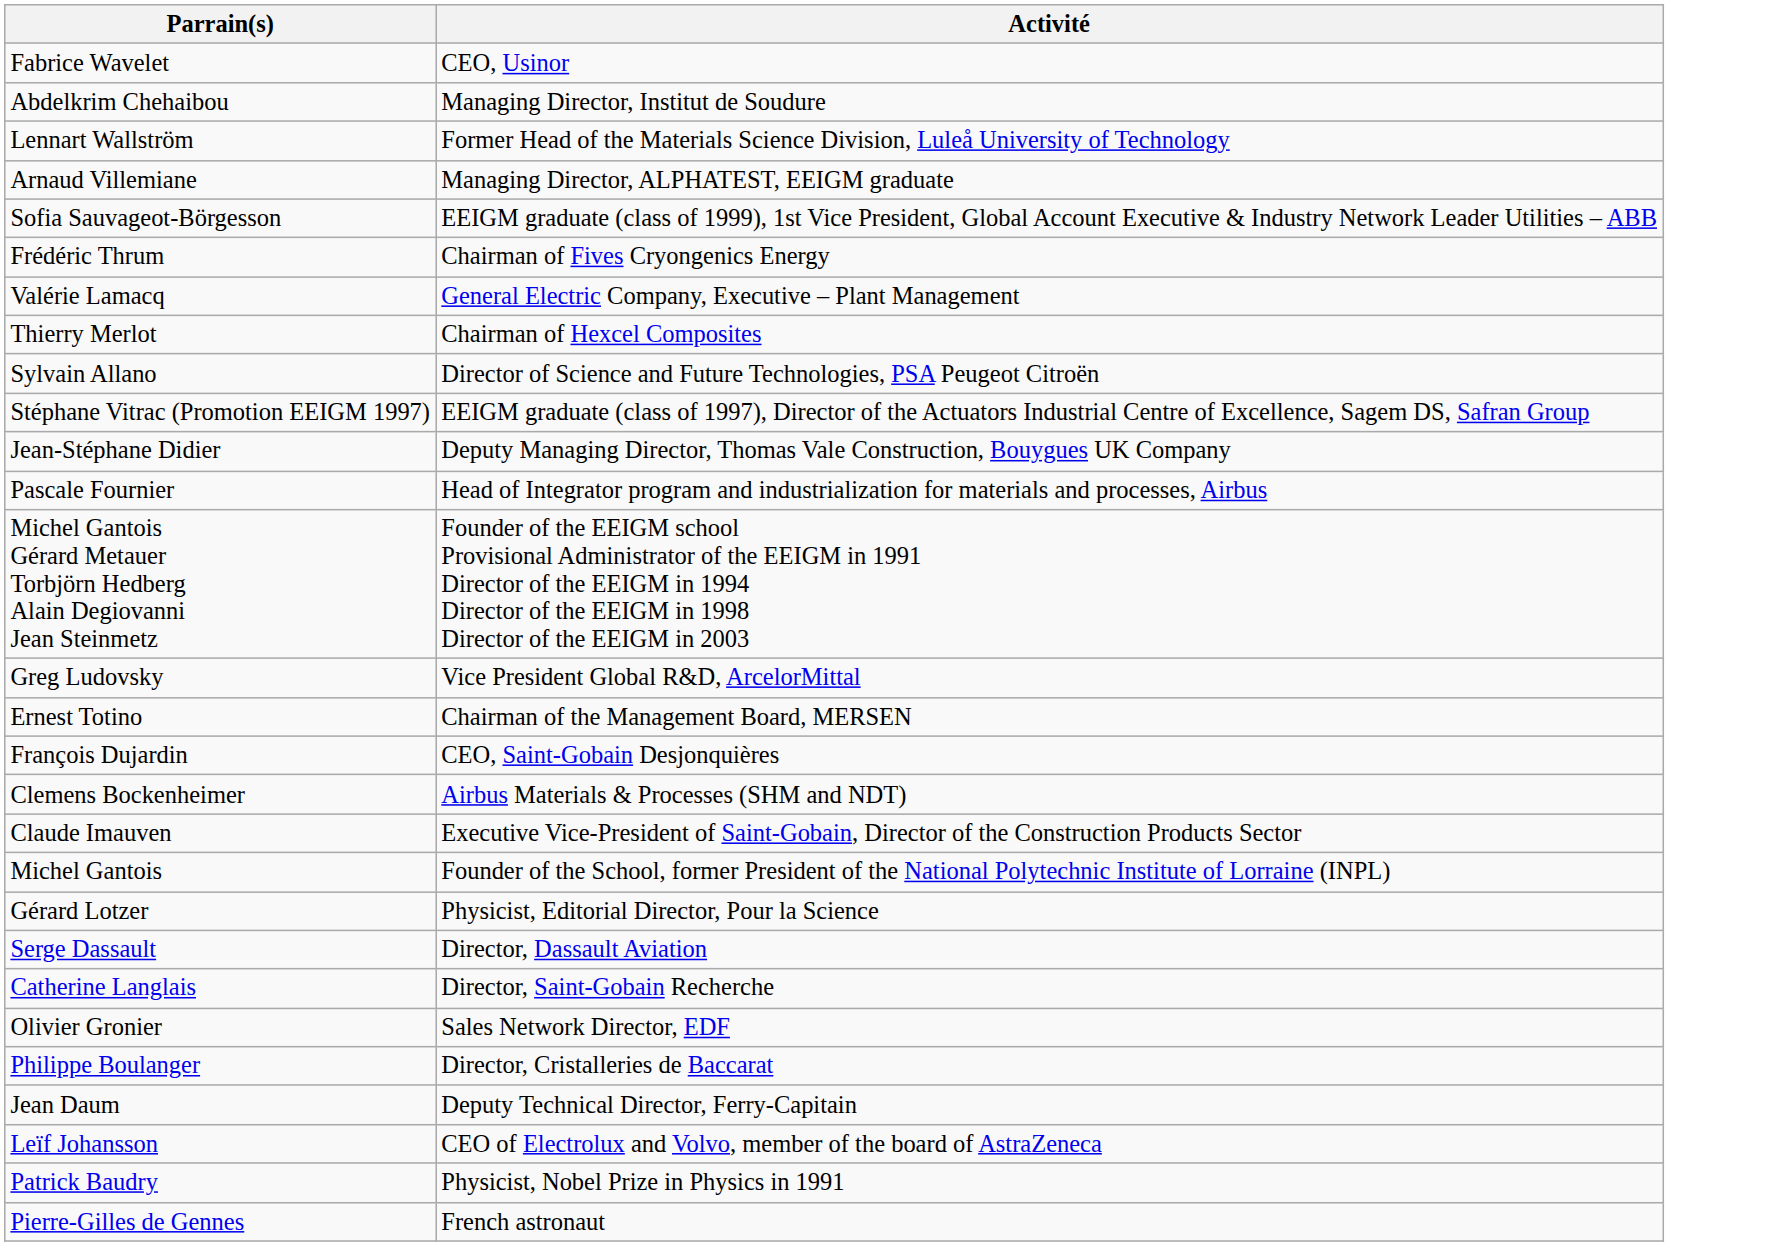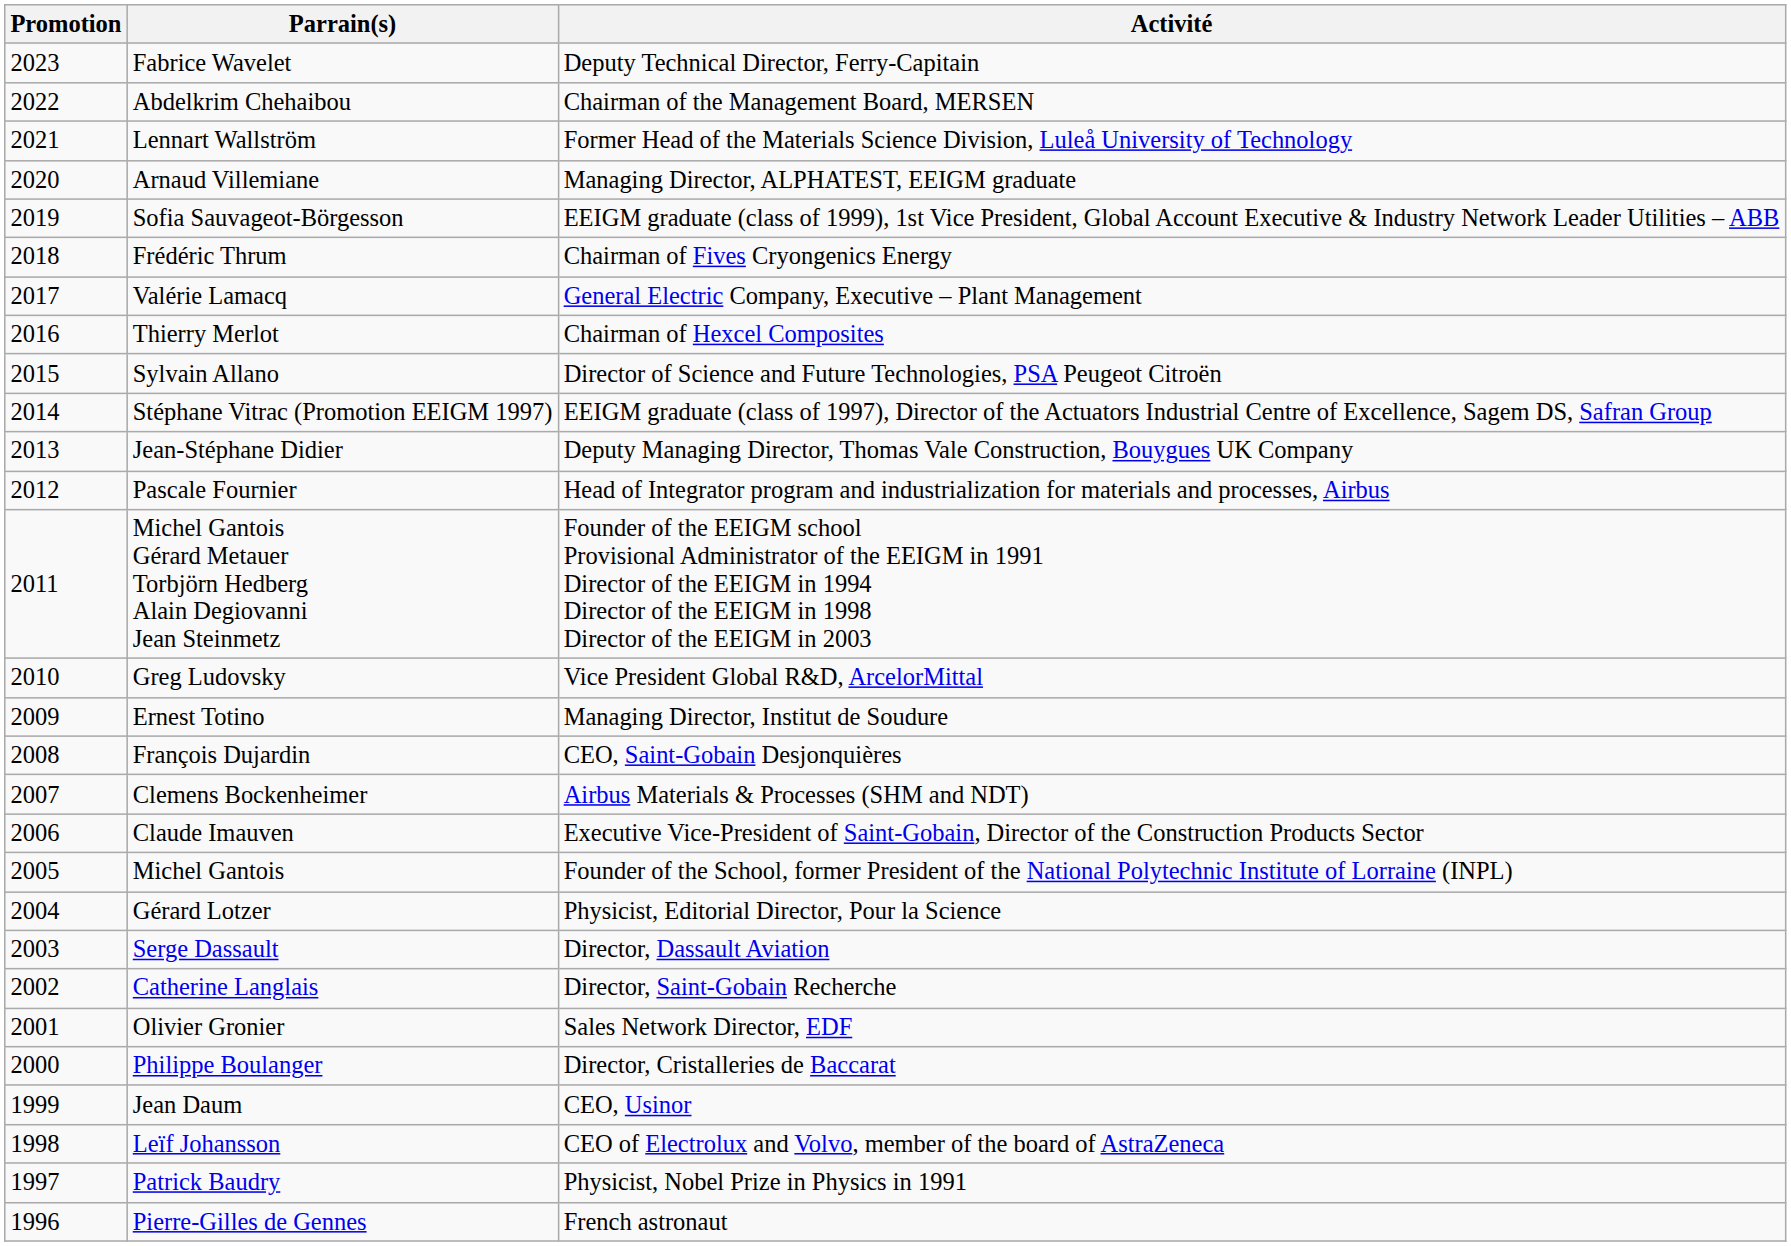+ column: (66, 23)
(505, 62) CEO, Usinor -> (771, 62) Deputy Technical Director, Ferry-Capitain
(634, 101) Managing Director, Institut de Soudure -> (799, 101) Chairman of the Management Board, MERSEN
(677, 716) Chairman of the Management Board, MERSEN -> (756, 716) Managing Director, Institut de Soudure
(649, 1104) Deputy Technical Director, Ferry-Capitain -> (628, 1104) CEO, Usinor
